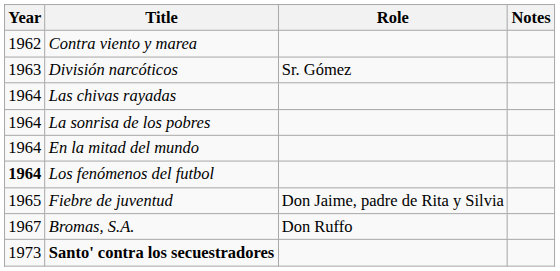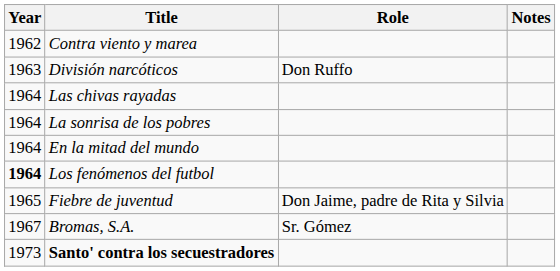(317, 69) Sr. Gómez -> (317, 69) Don Ruffo
(317, 226) Don Ruffo -> (317, 226) Sr. Gómez
